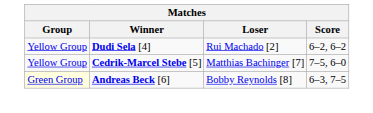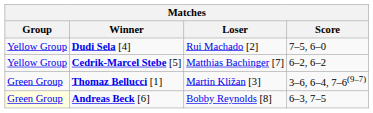(328, 46) 6–2, 6–2 -> (307, 46) 7–5, 6–0
(328, 63) 7–5, 6–0 -> (307, 63) 6–2, 6–2
+ row: (117, 81)
